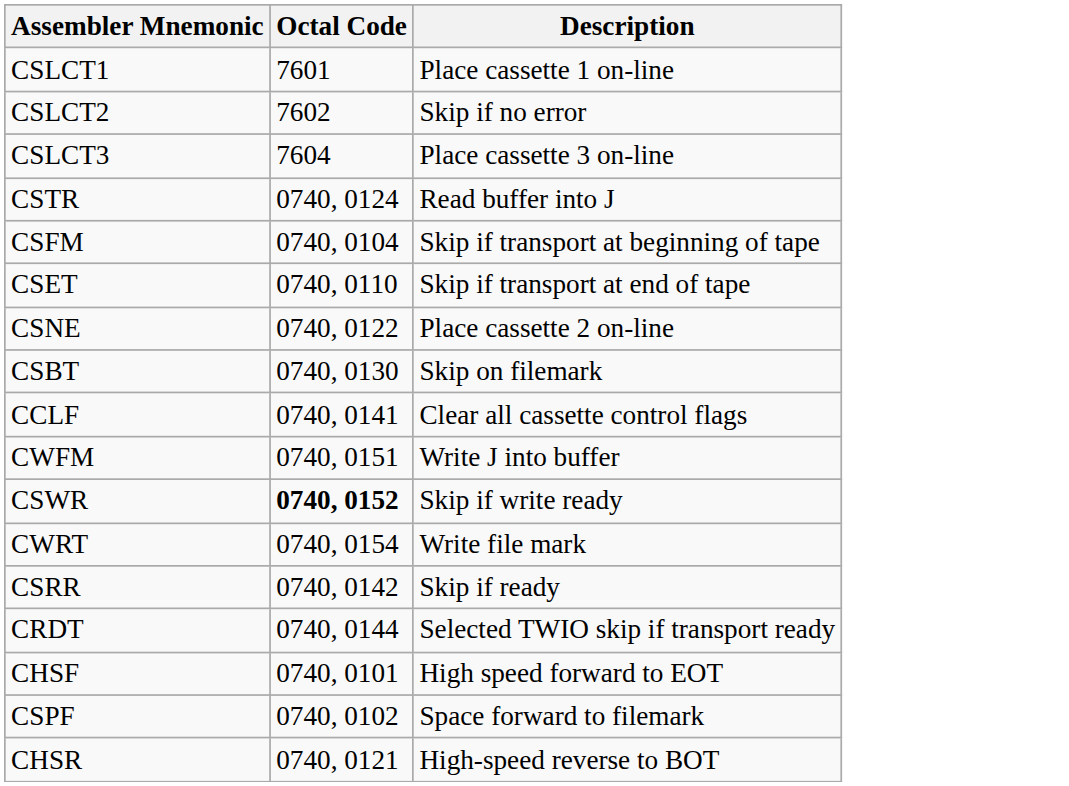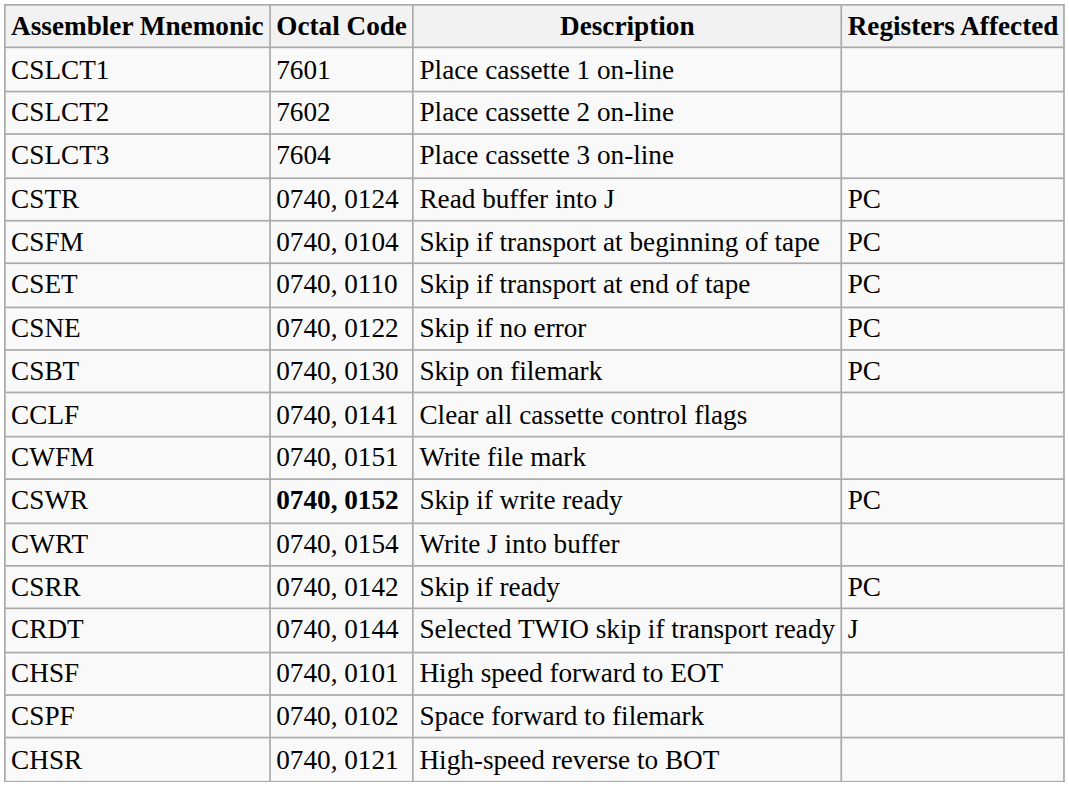+ column: (953, 26)
(503, 112) Skip if no error -> (547, 112) Place cassette 2 on-line
(547, 328) Place cassette 2 on-line -> (503, 328) Skip if no error
(520, 457) Write J into buffer -> (503, 457) Write file mark
(503, 543) Write file mark -> (520, 543) Write J into buffer
